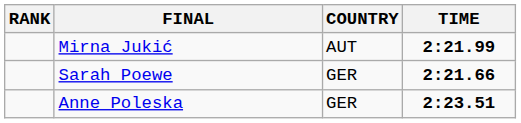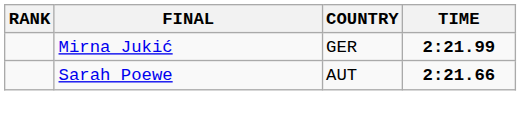(342, 47) AUT -> (342, 47) GER
(342, 75) GER -> (342, 75) AUT
- row: (121, 103)
